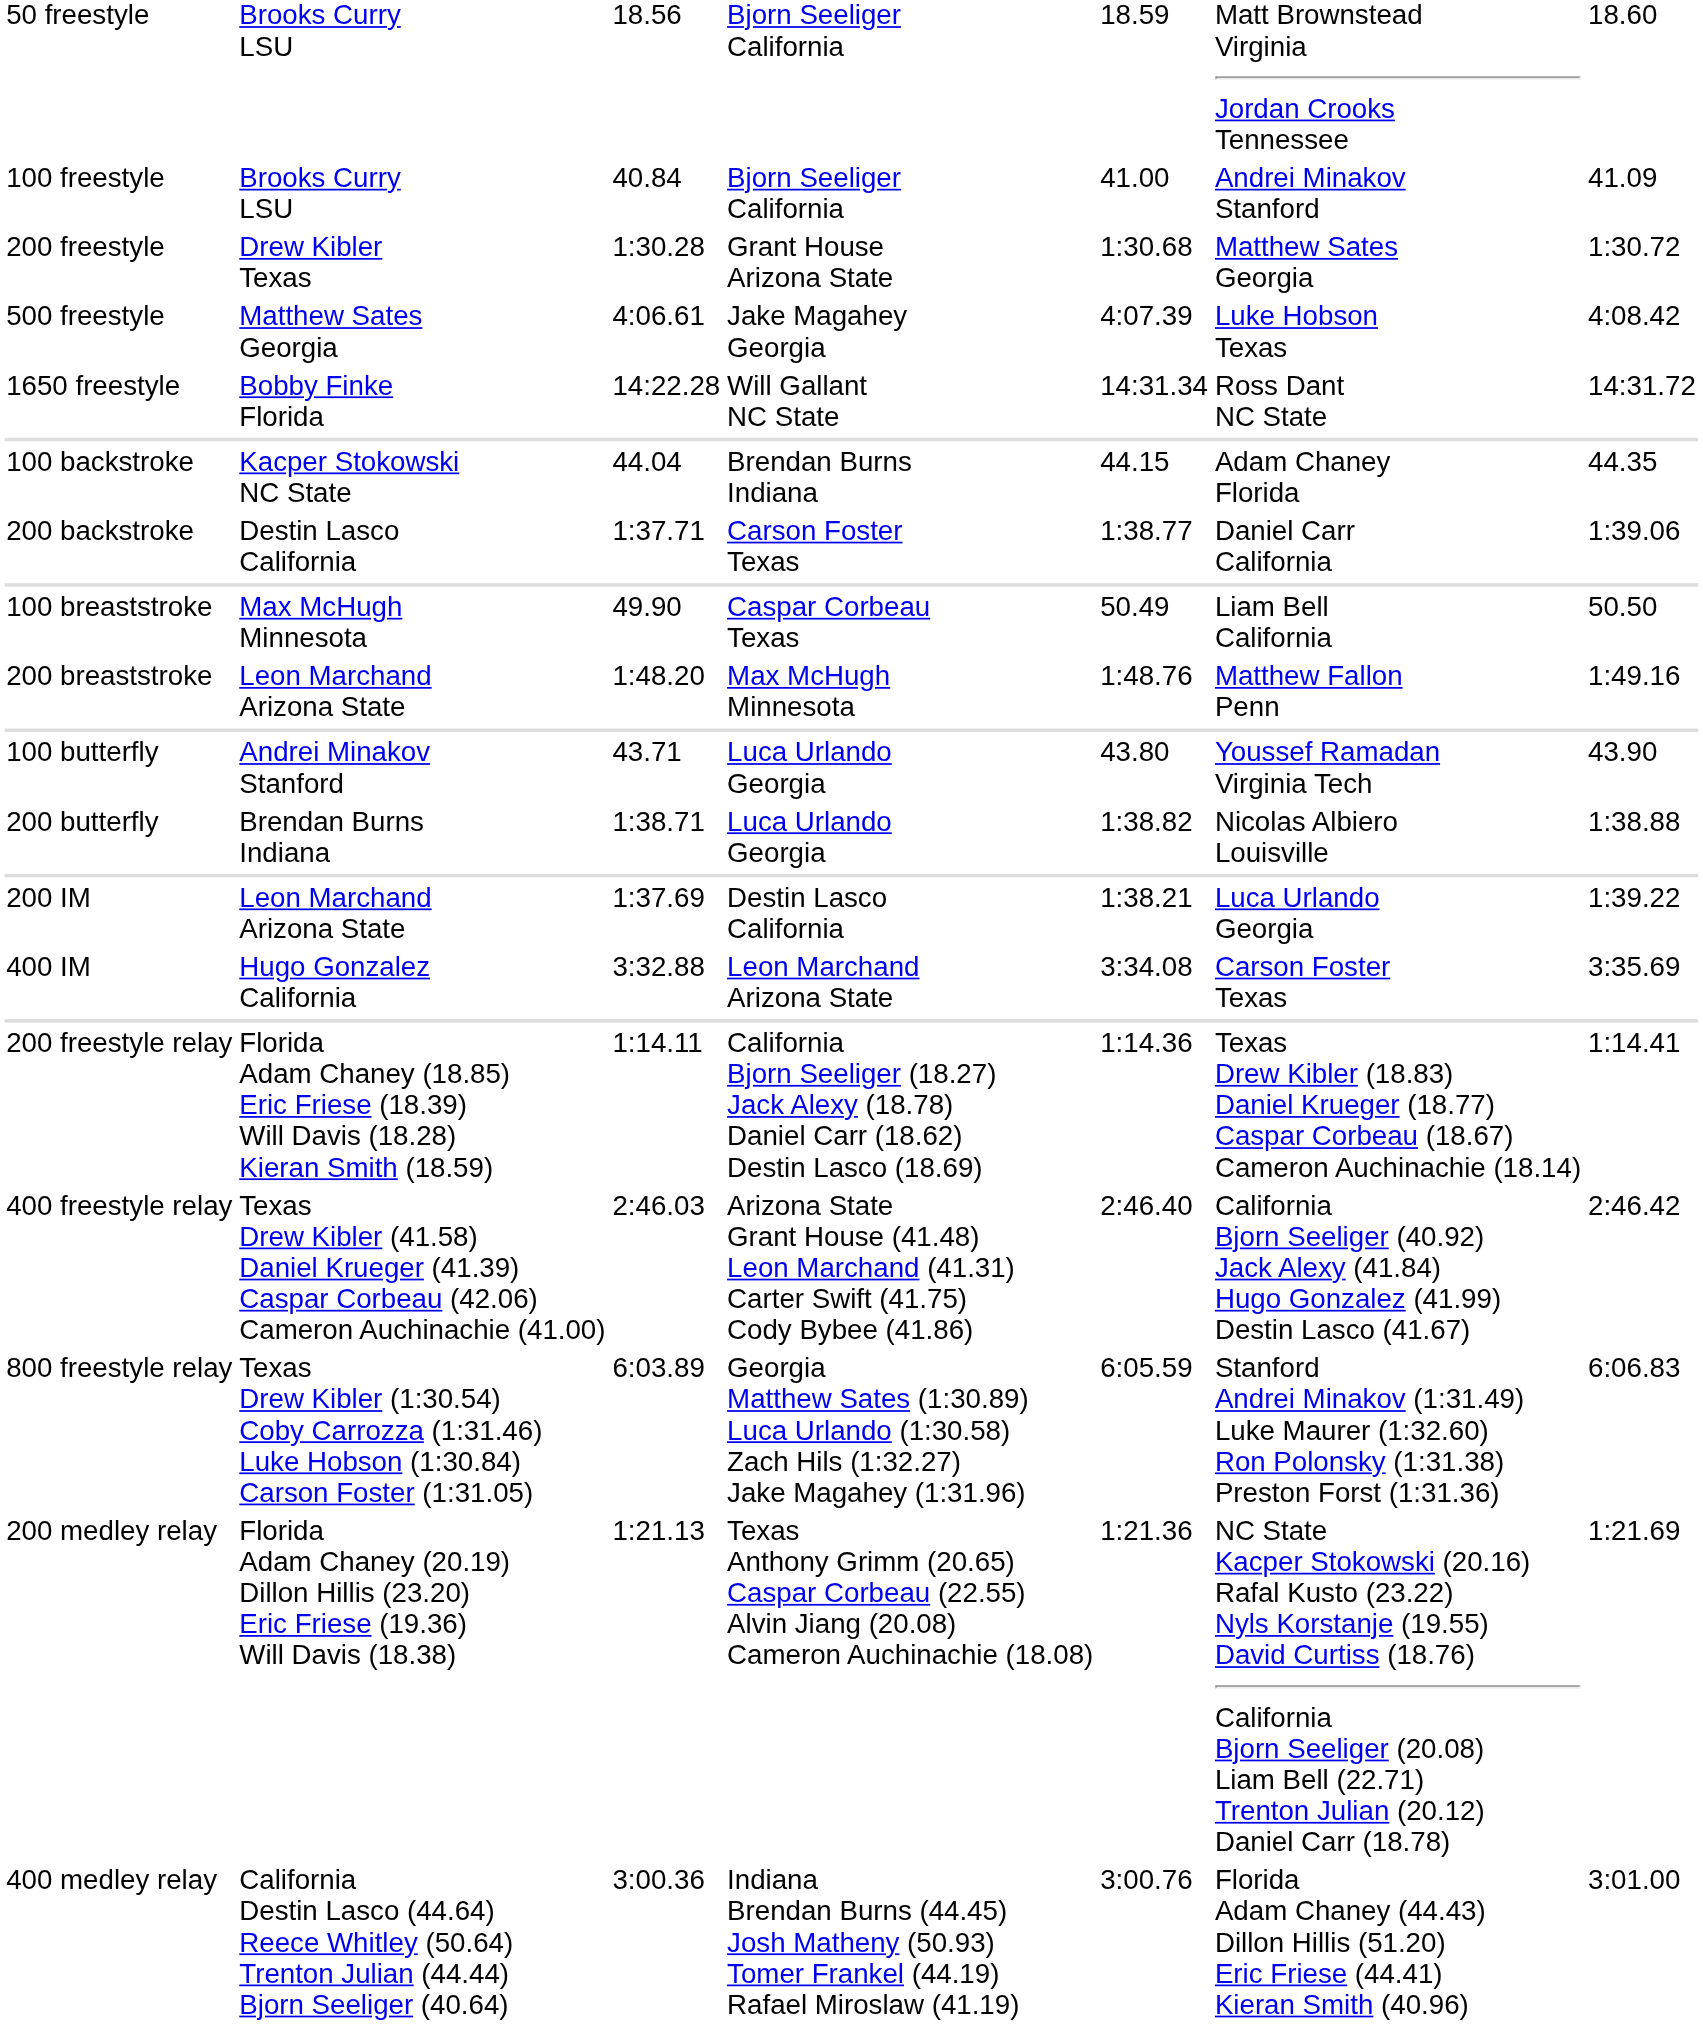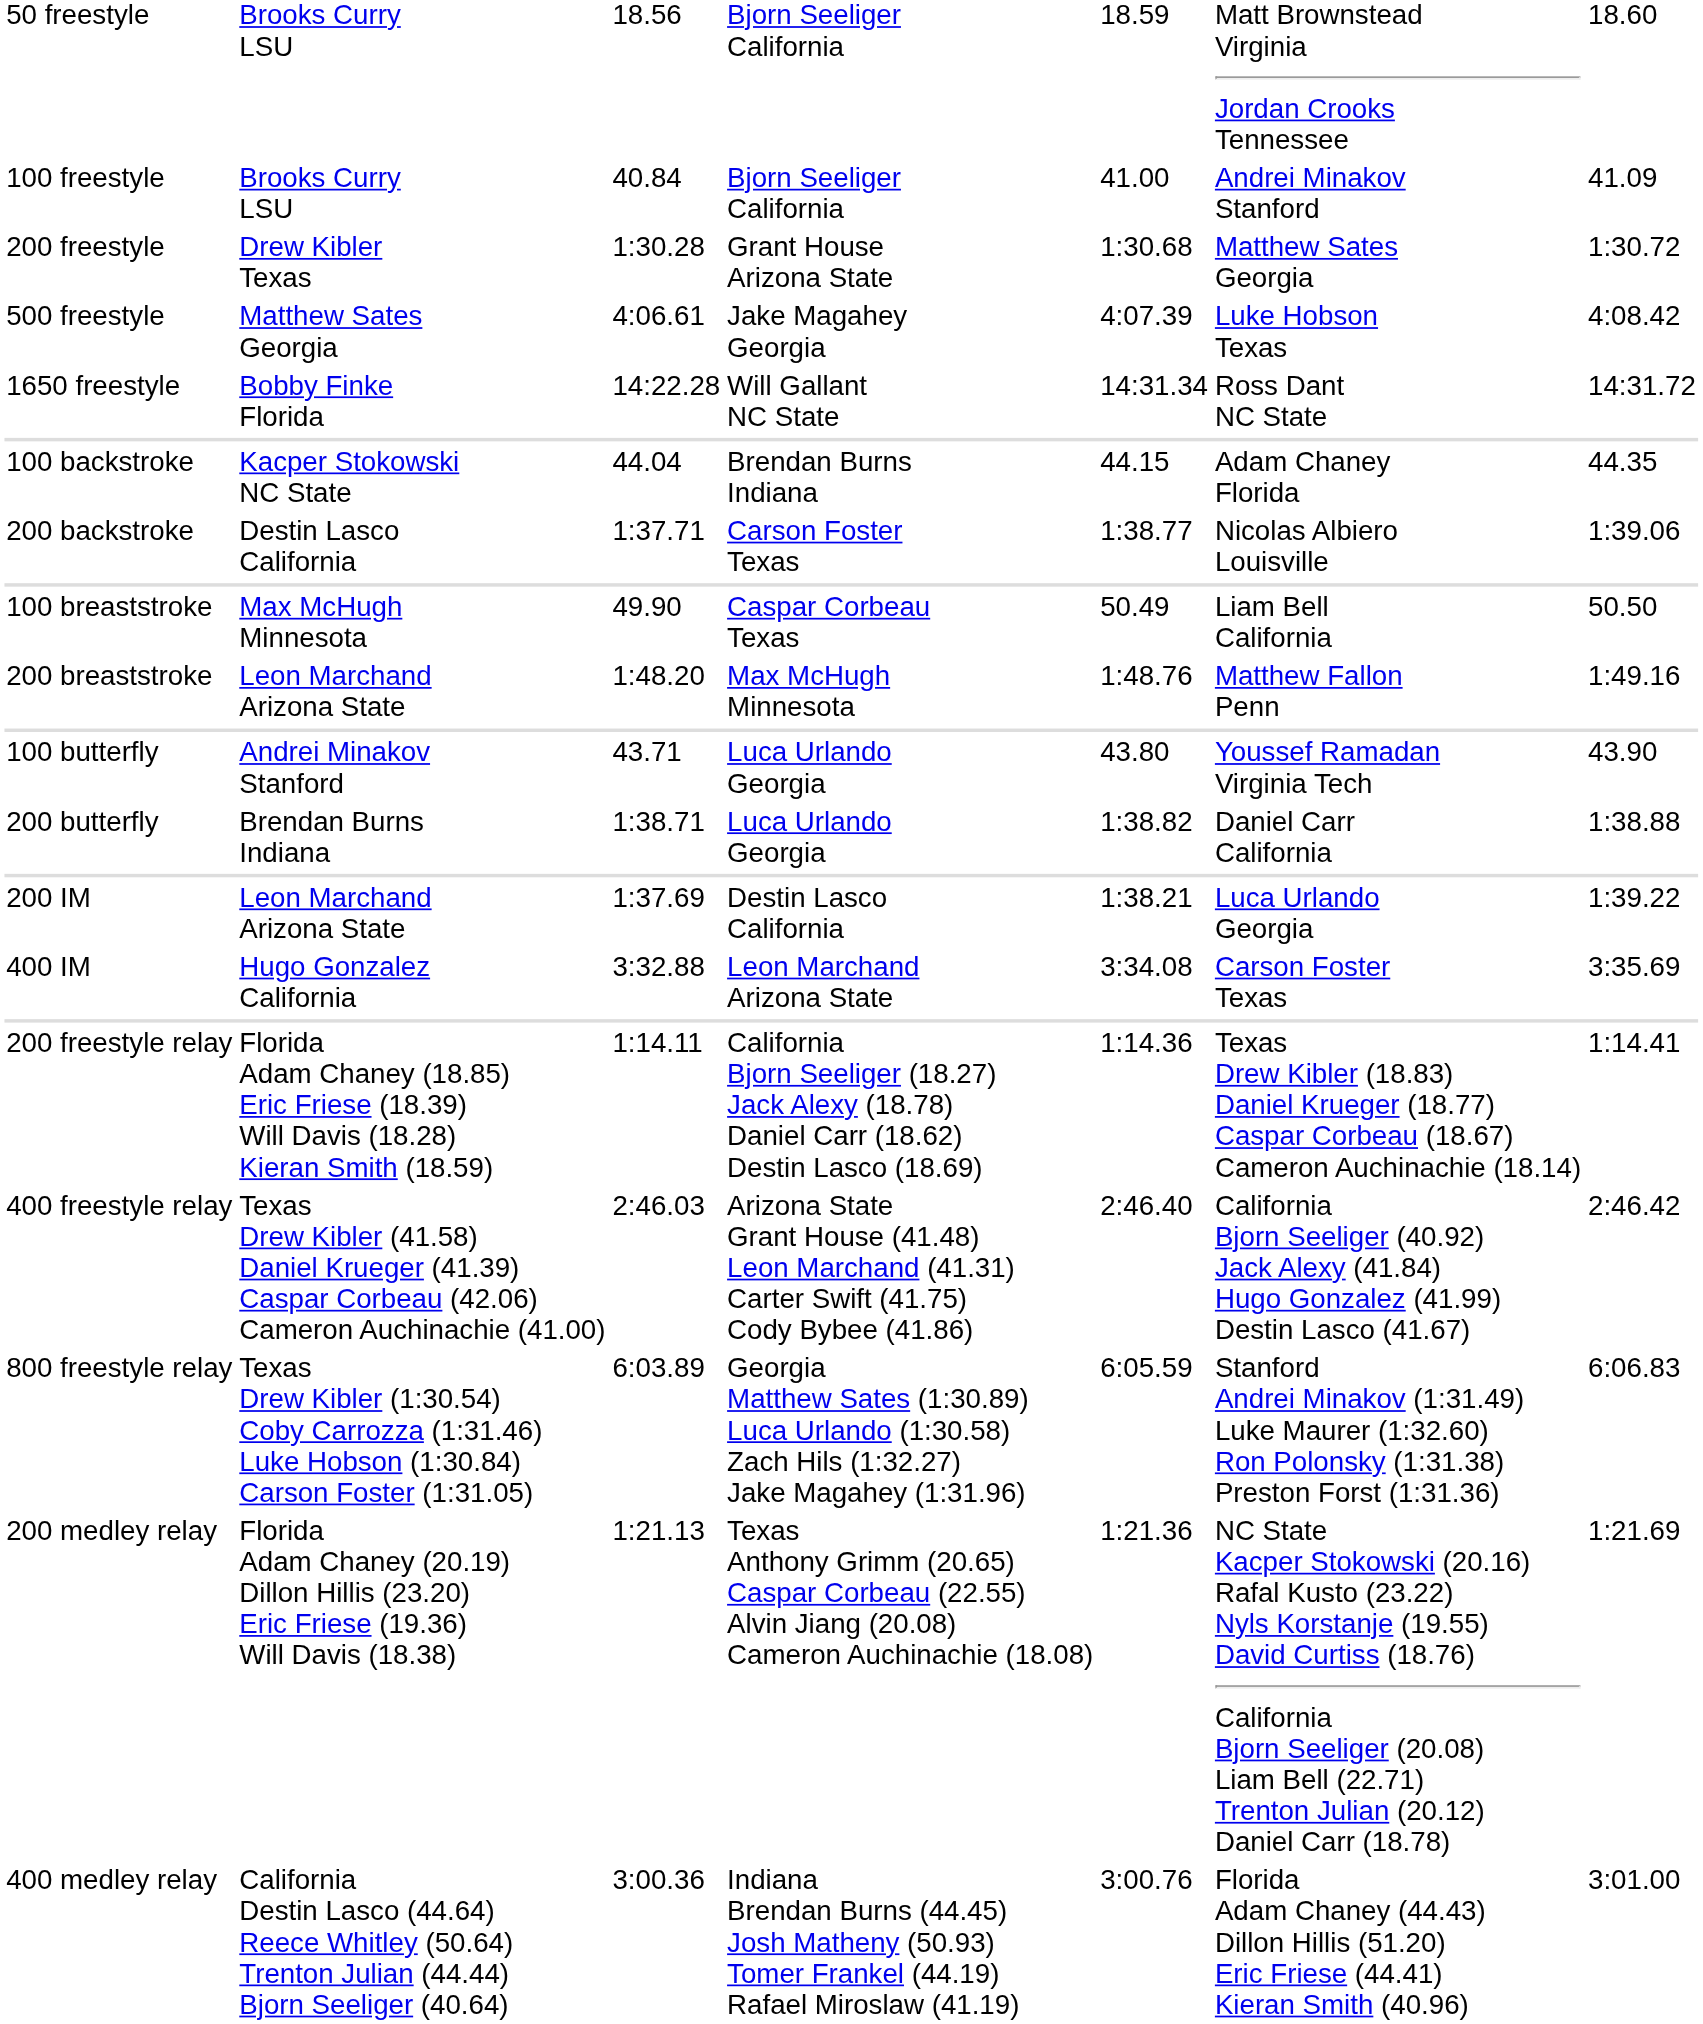(1285, 546) Daniel Carr California -> (1306, 546) Nicolas Albiero Louisville
(1306, 837) Nicolas Albiero Louisville -> (1285, 837) Daniel Carr California
